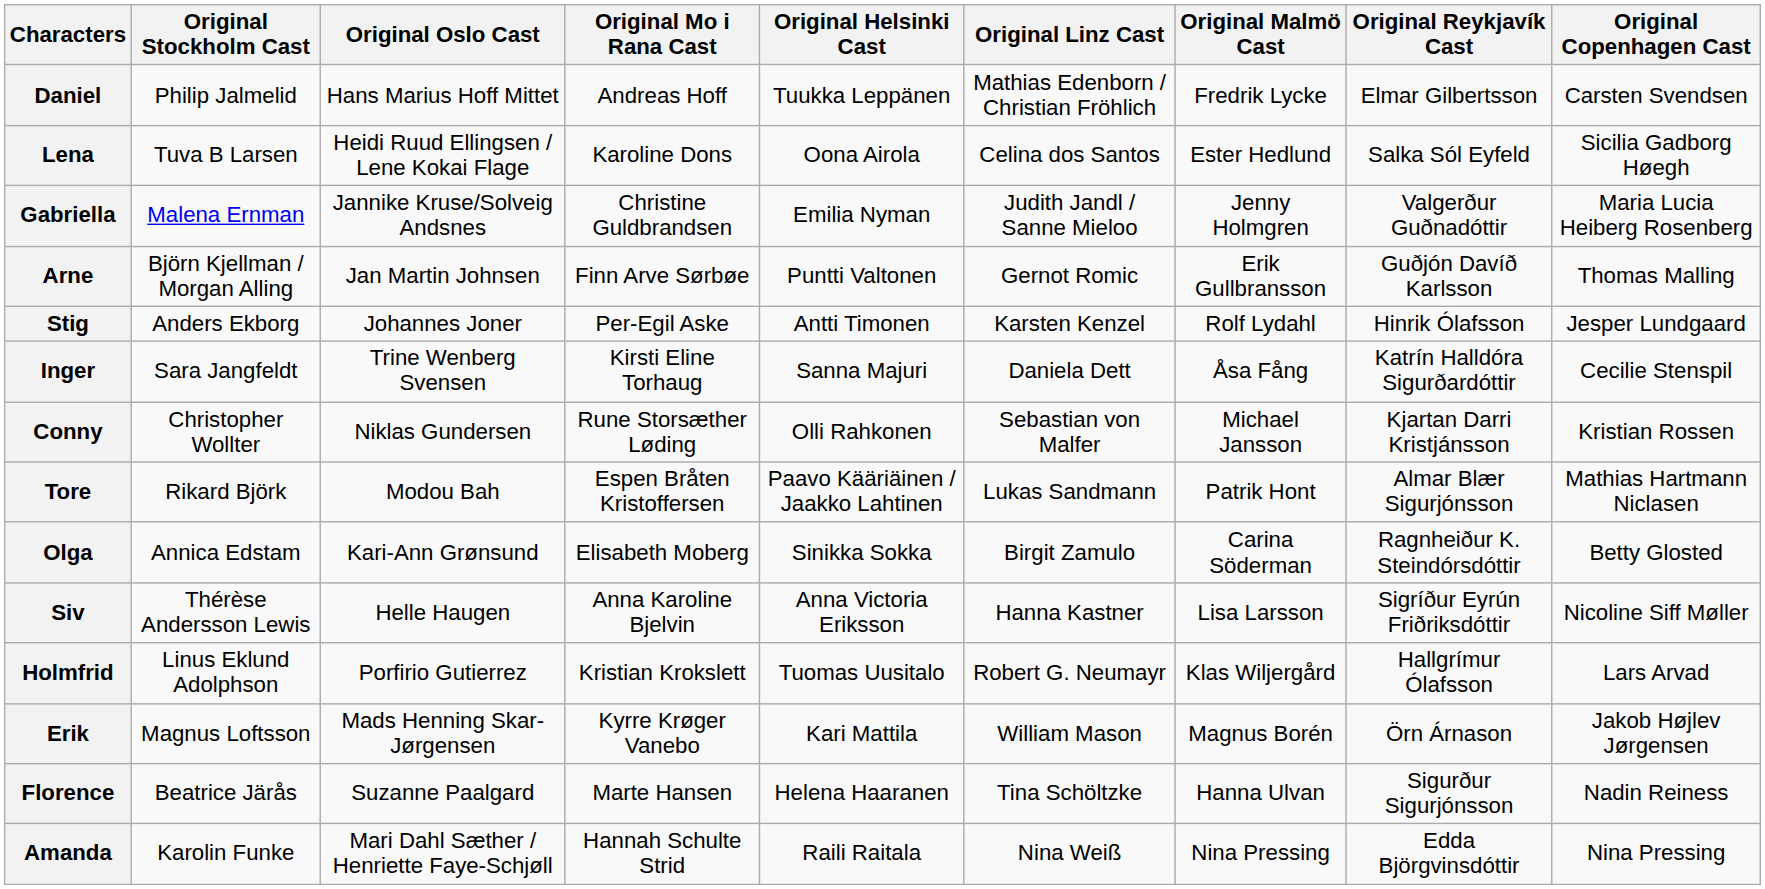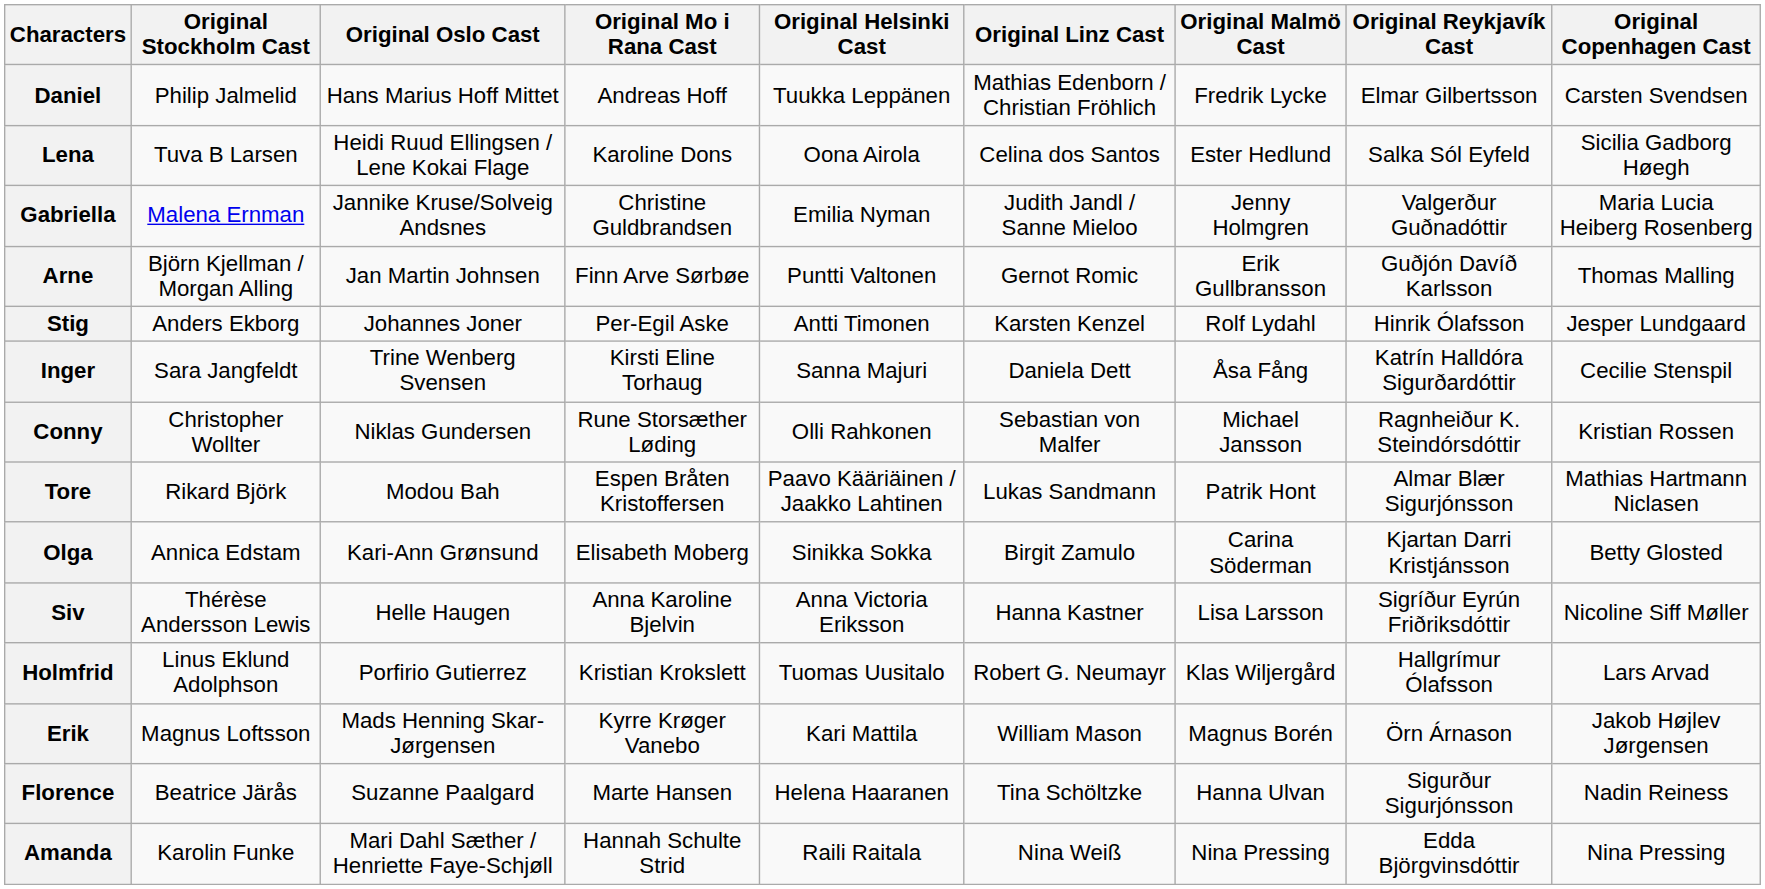(1449, 431) Kjartan Darri Kristjánsson -> (1449, 431) Ragnheiður K. Steindórsdóttir
(1449, 552) Ragnheiður K. Steindórsdóttir -> (1449, 552) Kjartan Darri Kristjánsson
